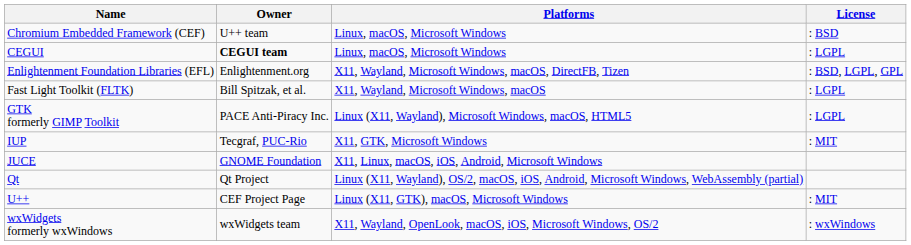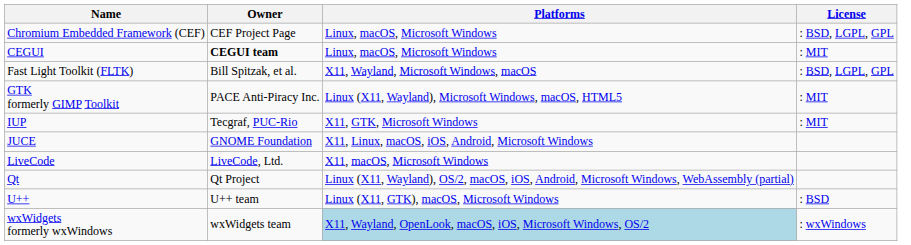(244, 33) U++ team -> (253, 33) CEF Project Page
(824, 33) : BSD -> (847, 33) : BSD, LGPL, GPL
(827, 52) : LGPL -> (814, 52) : MIT
- row: (111, 71)
(827, 90) : LGPL -> (847, 71) : BSD, LGPL, GPL
(827, 115) : LGPL -> (814, 96) : MIT
+ row: (31, 160)
(262, 198) CEF Project Page -> (235, 198) U++ team
(823, 198) : MIT -> (814, 198) : BSD
(496, 224) no background -> (487, 224) lightblue background
